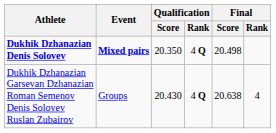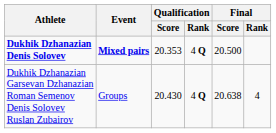(168, 50) 20.350 -> (168, 50) 20.353
(228, 50) 20.498 -> (228, 50) 20.500
